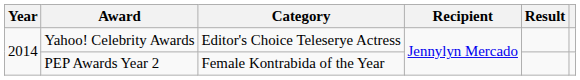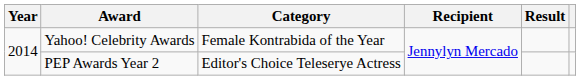(301, 39) Editor's Choice Teleserye Actress -> (293, 39) Female Kontrabida of the Year
(293, 63) Female Kontrabida of the Year -> (301, 63) Editor's Choice Teleserye Actress
